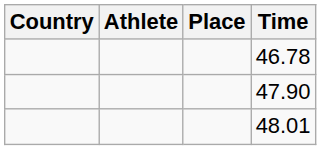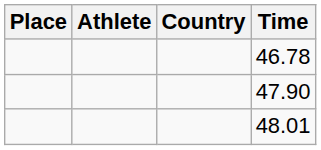columns swapped: (217, 21) <-> (52, 21)
